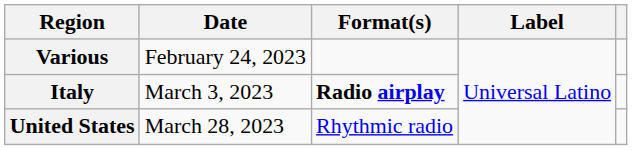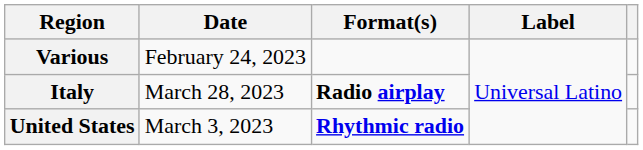(209, 91) March 3, 2023 -> (214, 91) March 28, 2023
(214, 126) March 28, 2023 -> (209, 126) March 3, 2023
(385, 126) normal -> (390, 126) bold
